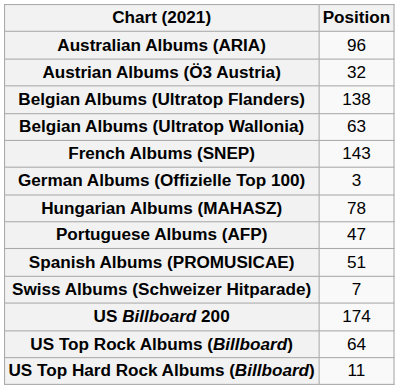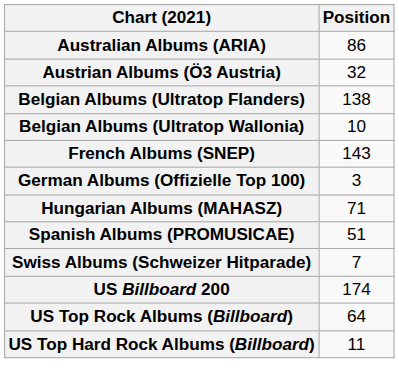(356, 45) 96 -> (356, 45) 86
(356, 126) 63 -> (356, 126) 10
(356, 208) 78 -> (356, 208) 71
- row: (162, 235)
